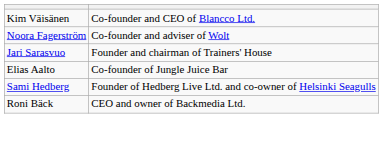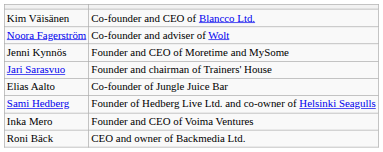+ row: (37, 52)
+ row: (30, 121)
